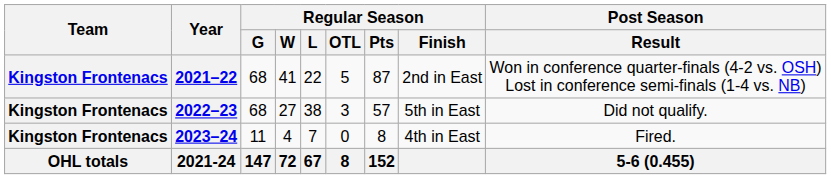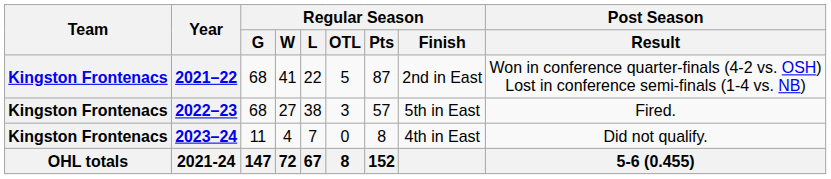(656, 111) Did not qualify. -> (656, 111) Fired.
(656, 136) Fired. -> (656, 136) Did not qualify.
